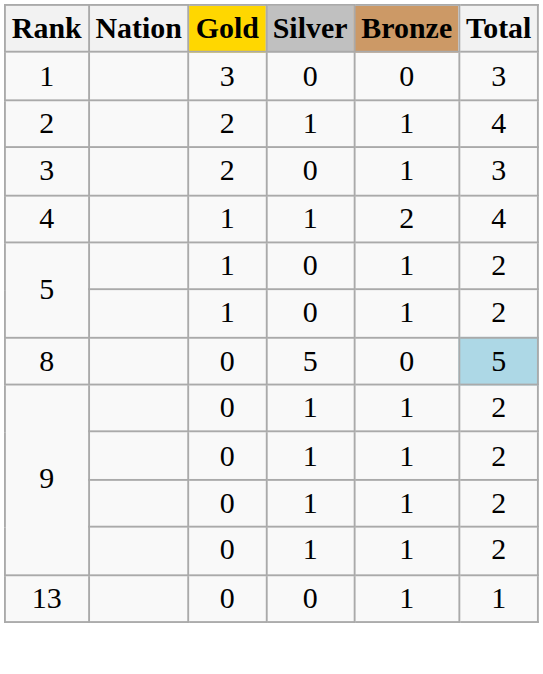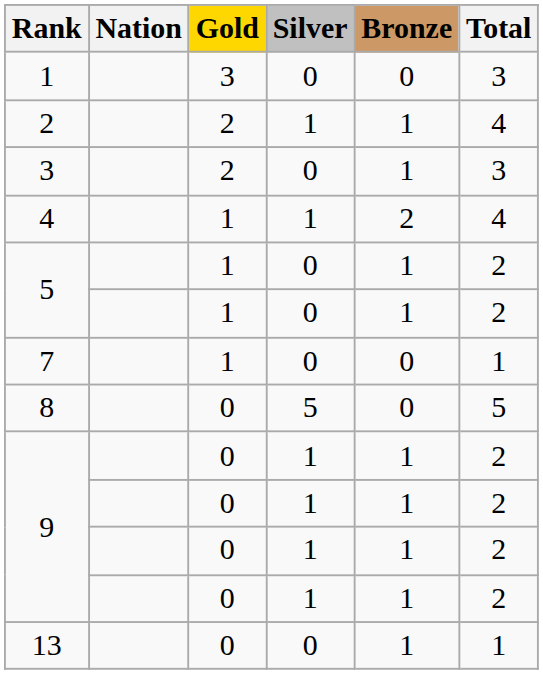+ row: (47, 360)
(499, 360) lightblue background -> (499, 407) no background
